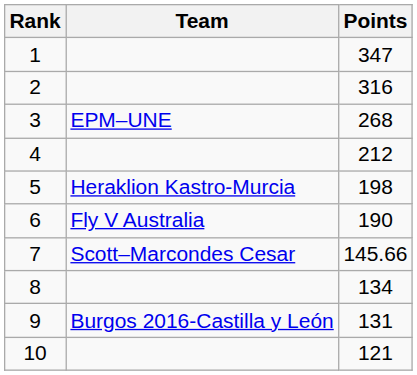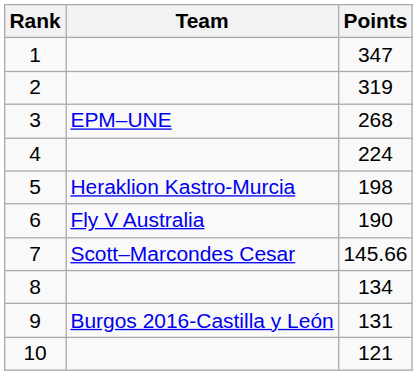(375, 87) 316 -> (375, 87) 319
(375, 154) 212 -> (375, 154) 224
